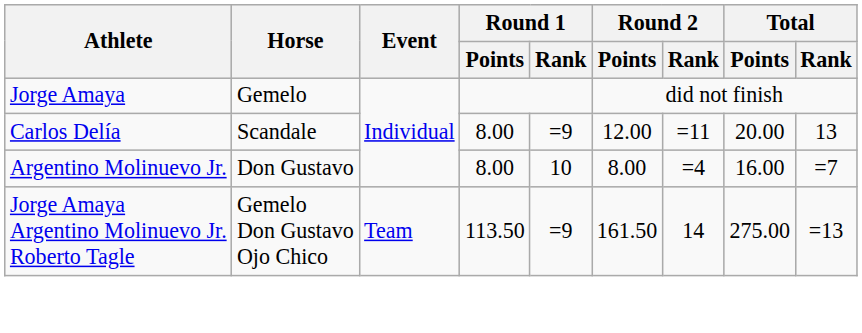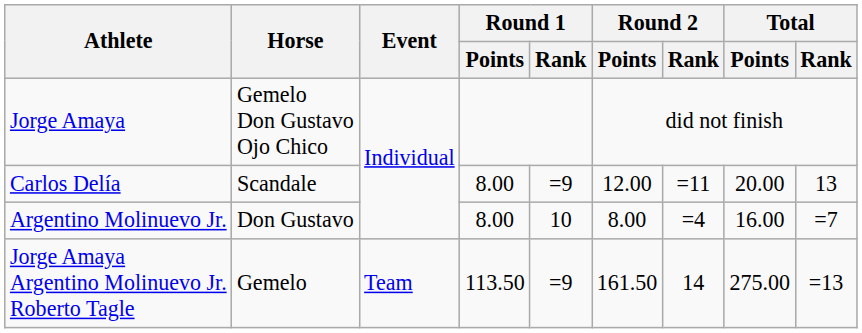(272, 95) Gemelo -> (295, 121) Gemelo Don Gustavo Ojo Chico
(295, 230) Gemelo Don Gustavo Ojo Chico -> (272, 282) Gemelo
